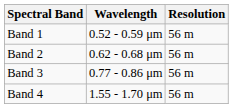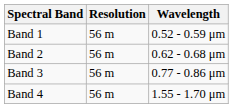columns swapped: (126, 14) <-> (197, 14)
